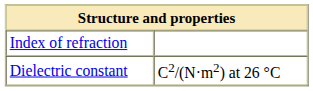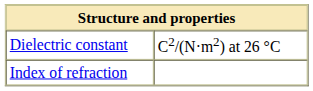rows swapped: (69, 43) <-> (69, 70)
